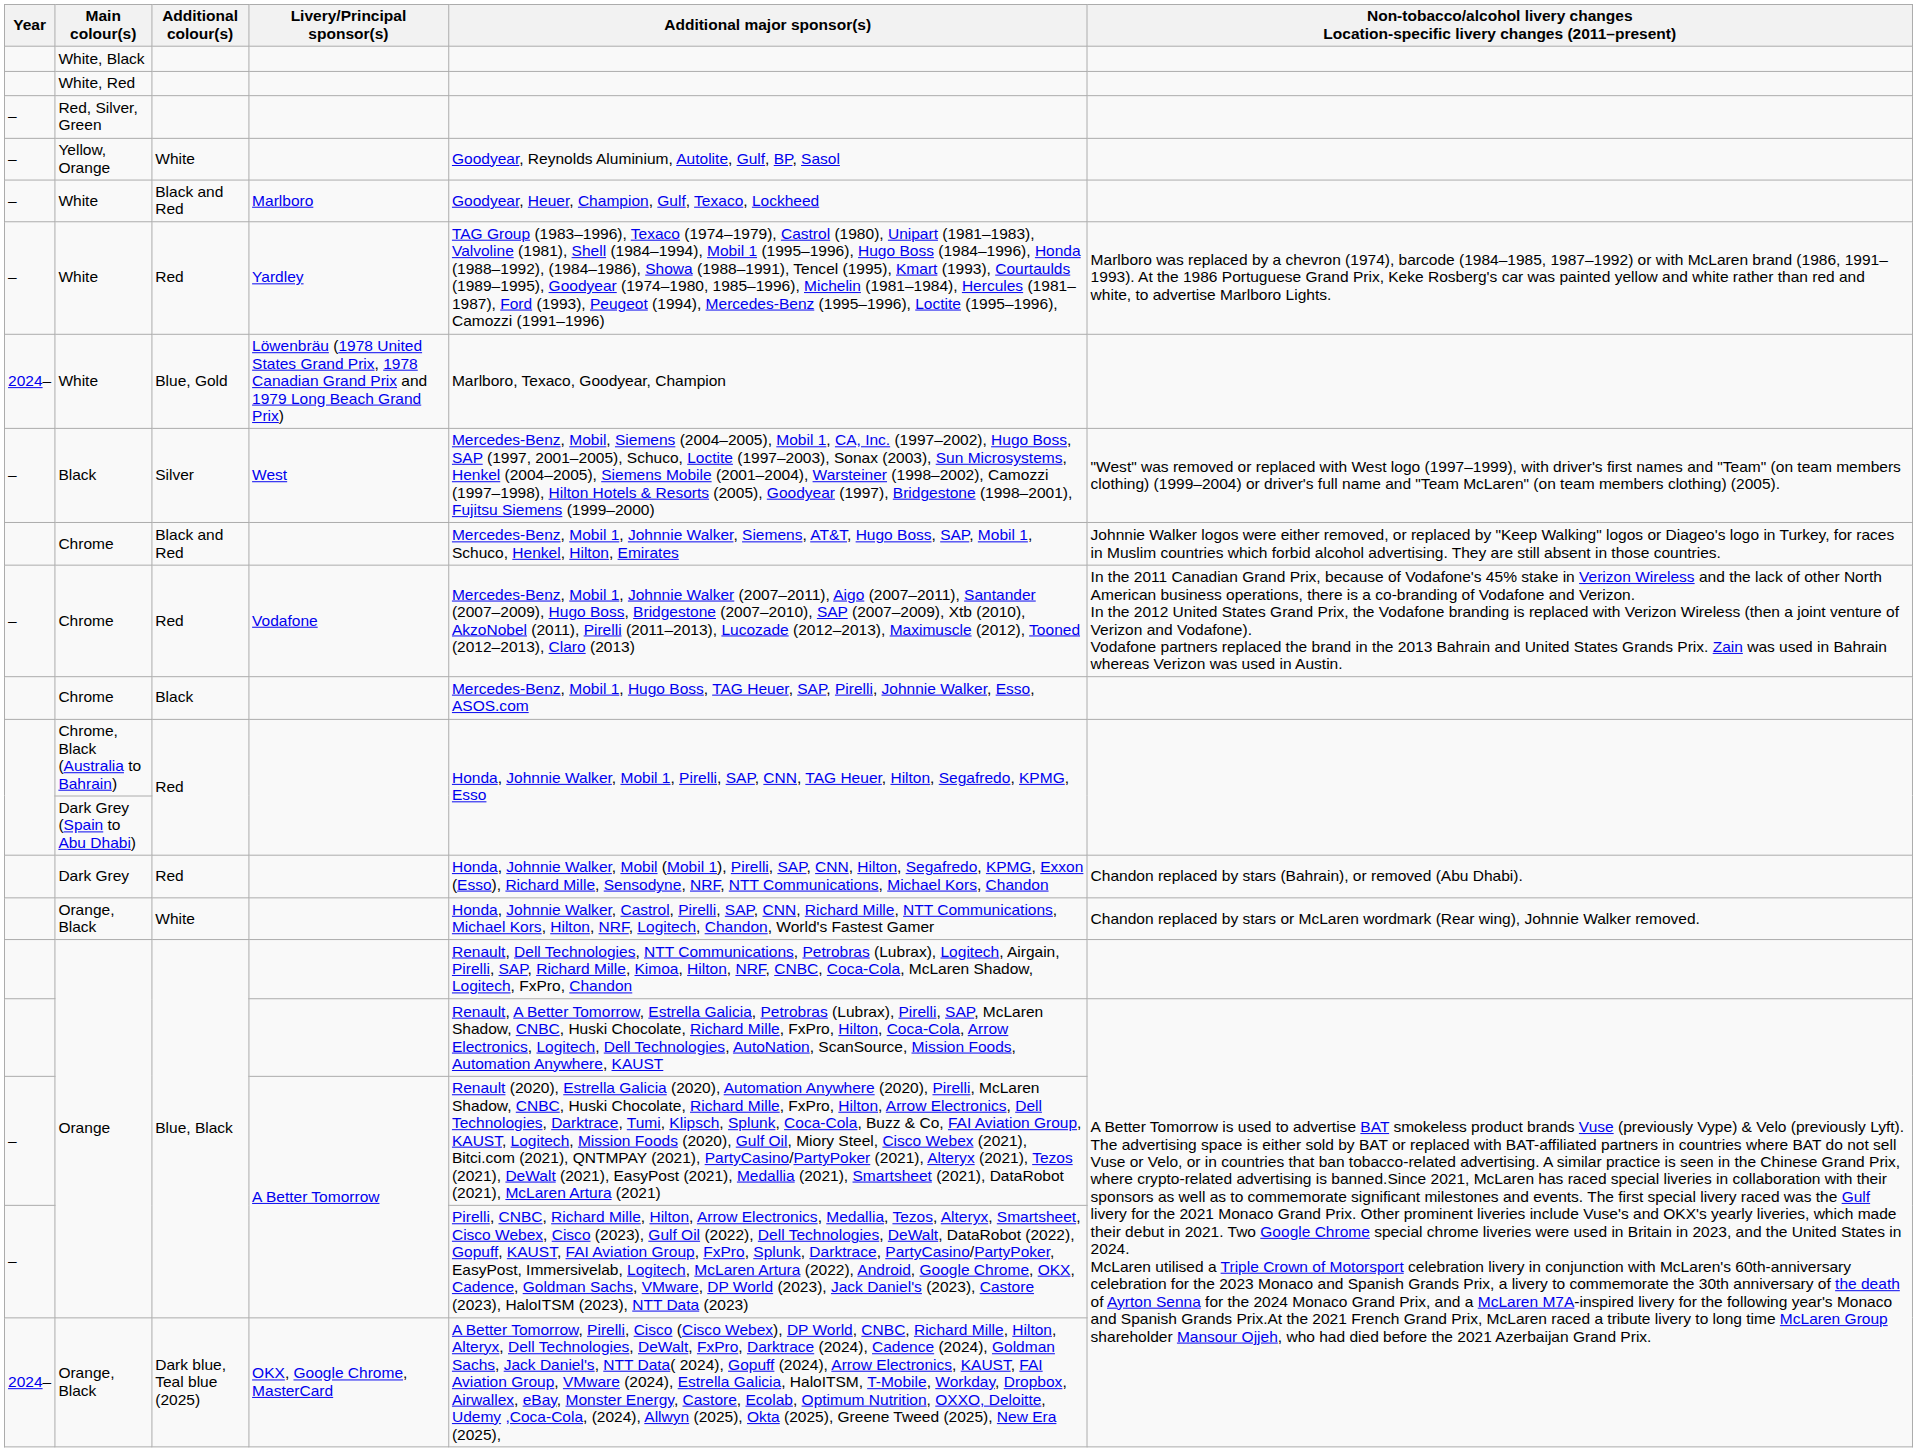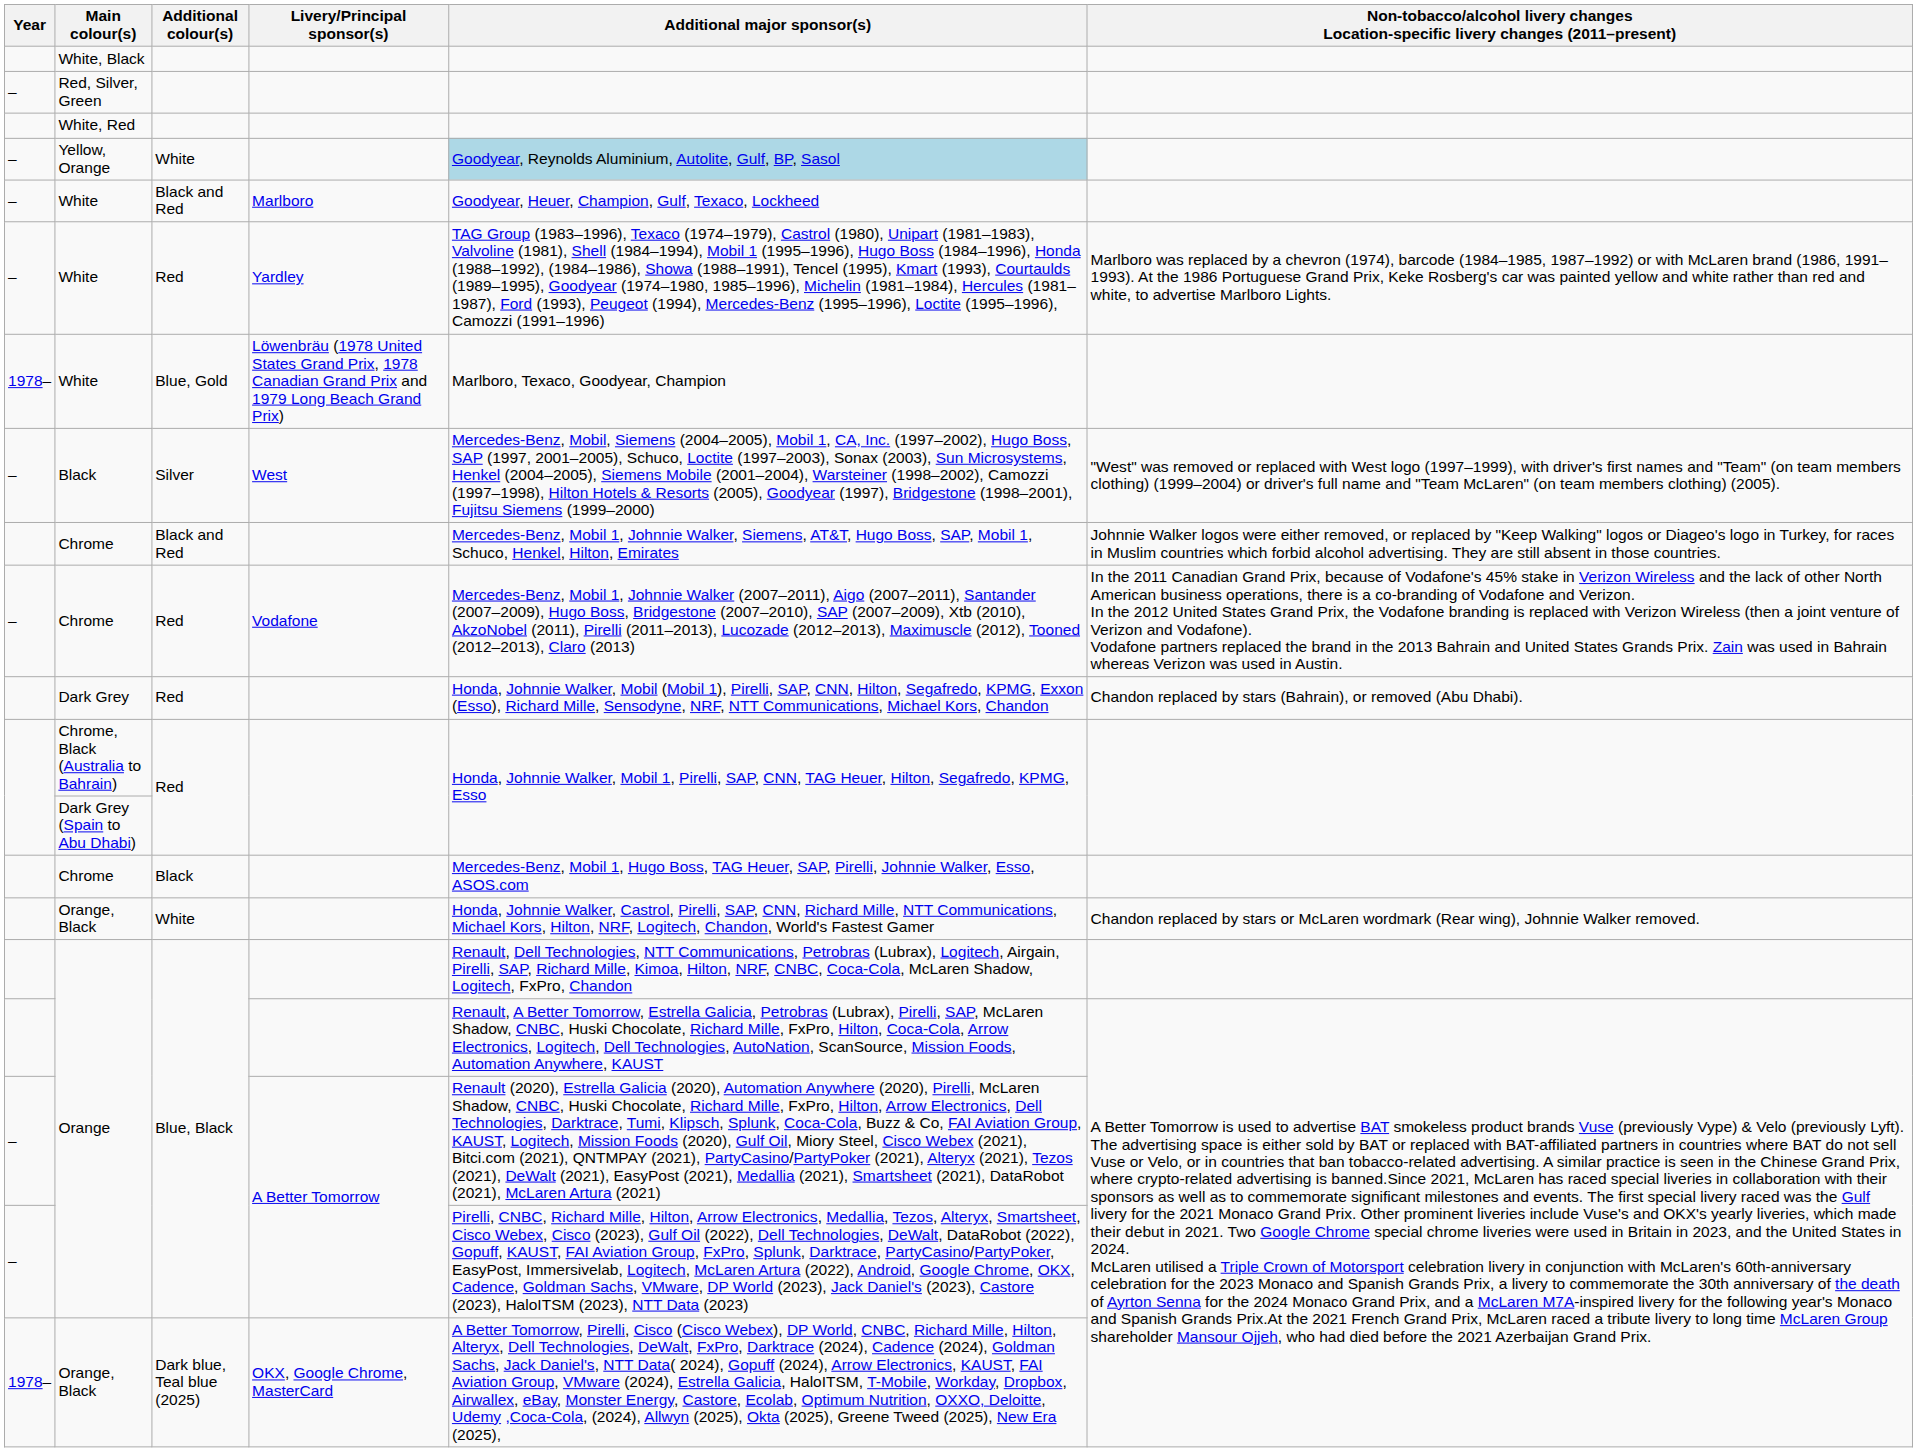rows swapped: (97, 83) <-> (98, 116)
(646, 158) no background -> (646, 158) lightblue background
(30, 381) 2024– -> (30, 381) 1978–
rows swapped: (86, 697) <-> (94, 876)
(30, 1382) 2024– -> (30, 1382) 1978–
